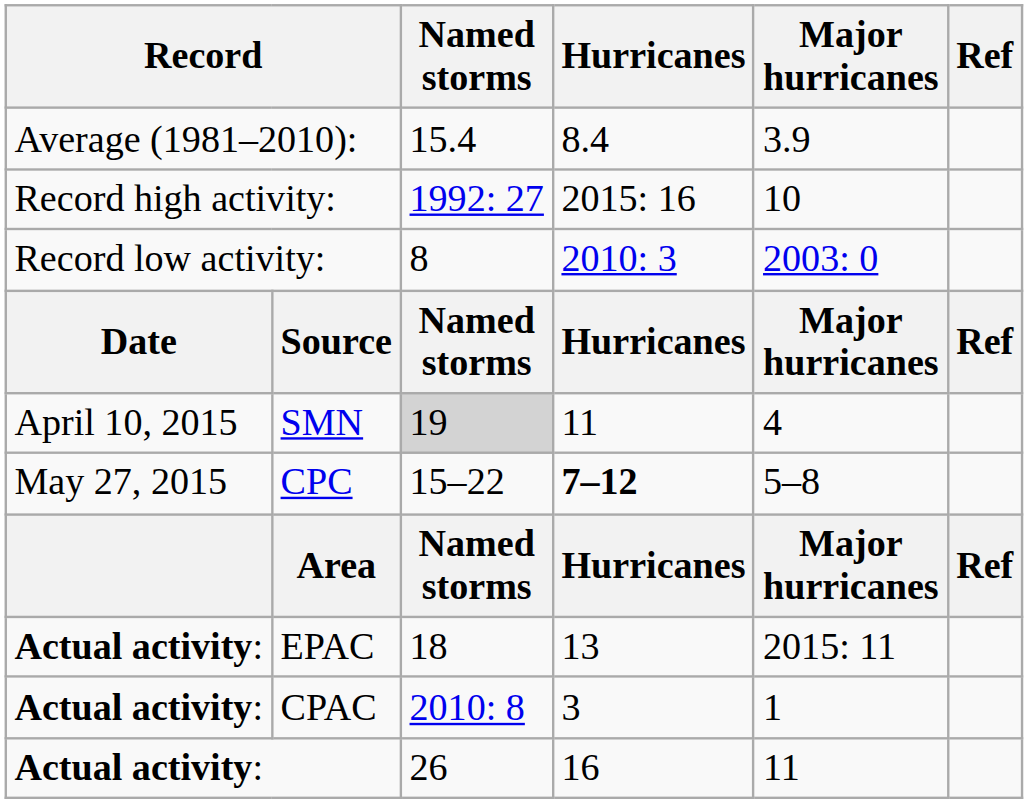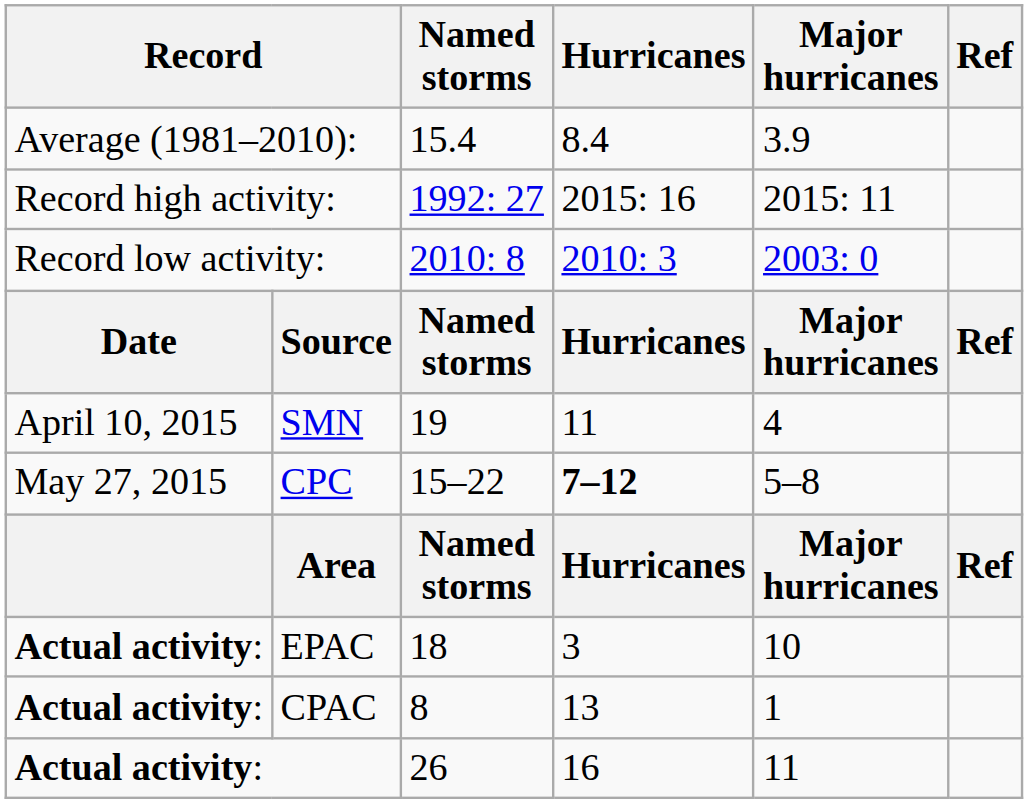(782, 198) 10 -> (830, 198) 2015: 11
(419, 258) 8 -> (467, 258) 2010: 8
(429, 422) lightgrey background -> (429, 422) no background
(580, 646) 13 -> (571, 646) 3
(830, 646) 2015: 11 -> (782, 646) 10
(467, 706) 2010: 8 -> (419, 706) 8
(571, 706) 3 -> (580, 706) 13
